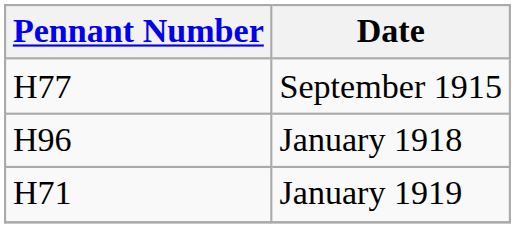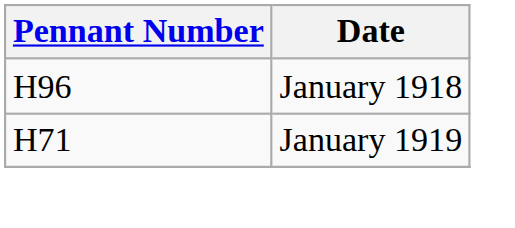- row: (391, 85)
